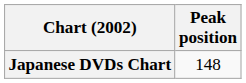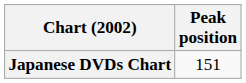(208, 64) 148 -> (208, 64) 151
